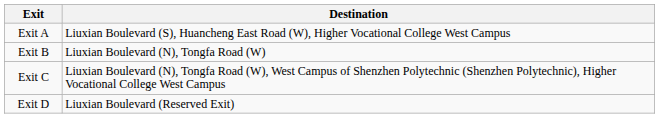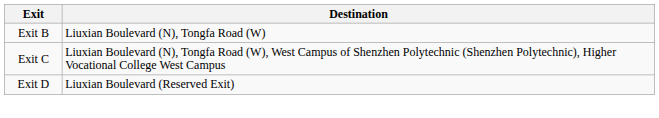- row: (33, 33)
